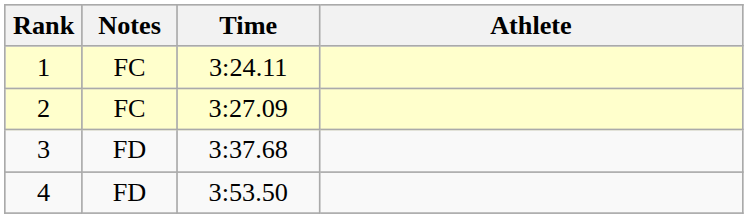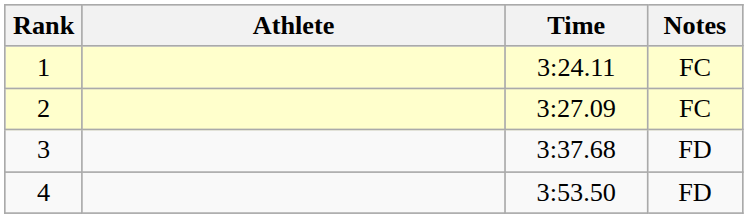columns swapped: (531, 25) <-> (130, 25)
